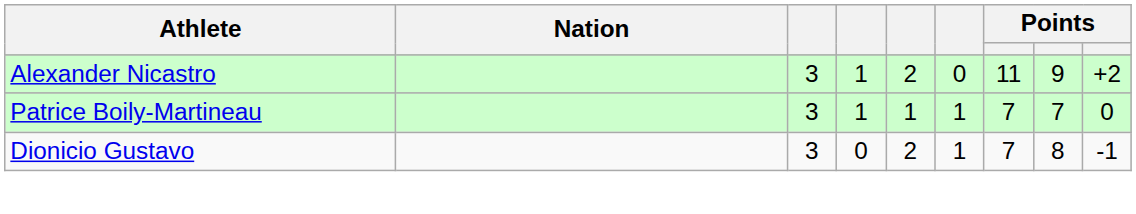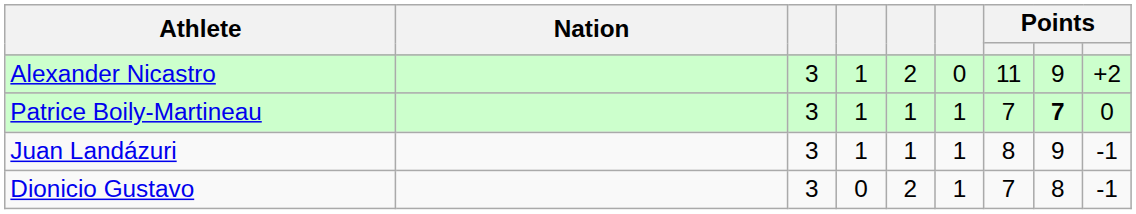(1058, 112) normal -> (1058, 112) bold
+ row: (94, 150)
